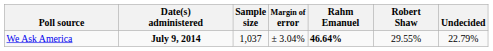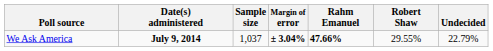(288, 38) normal -> (288, 38) bold
(326, 38) 46.64% -> (326, 38) 47.66%
